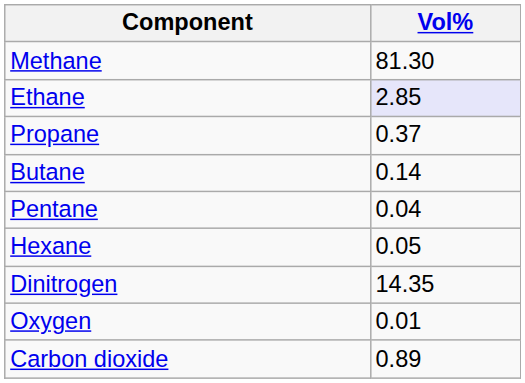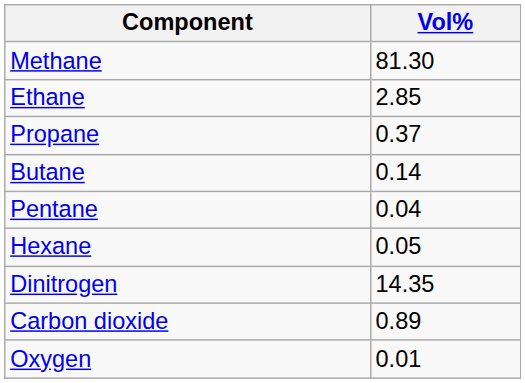(398, 97) lavender background -> (398, 97) no background
rows swapped: (51, 321) <-> (89, 358)
